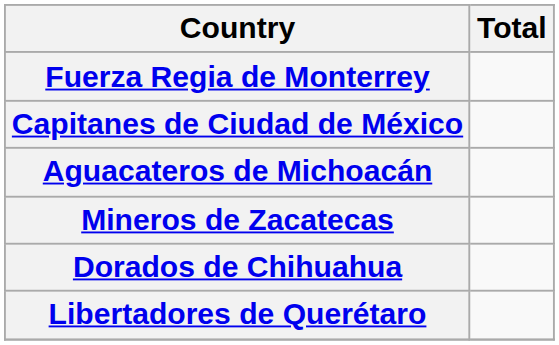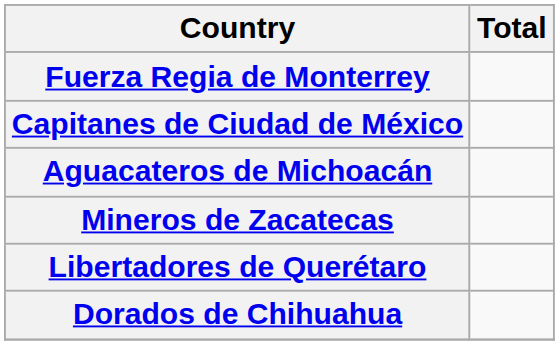rows swapped: (238, 314) <-> (238, 266)
